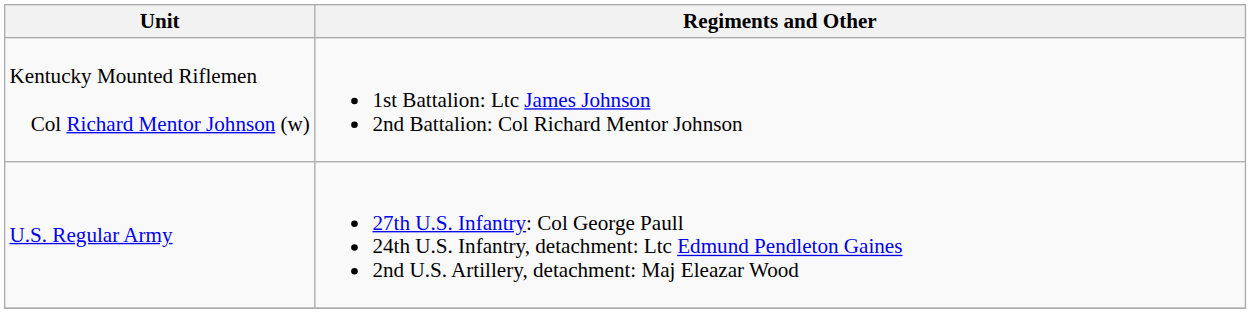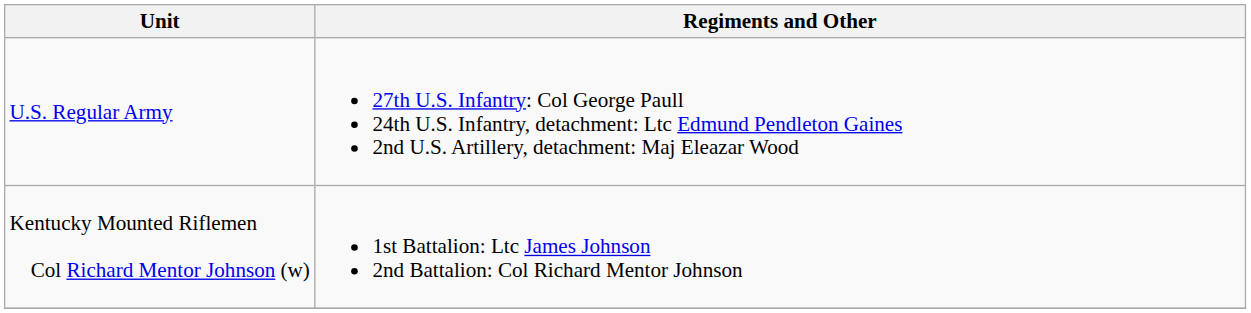rows swapped: (91, 234) <-> (160, 99)
